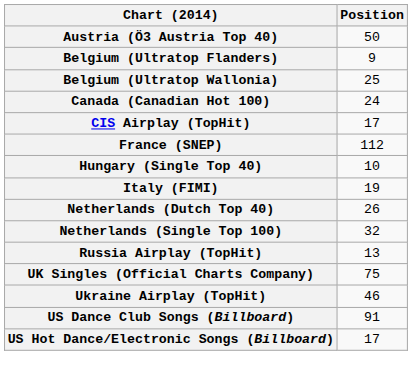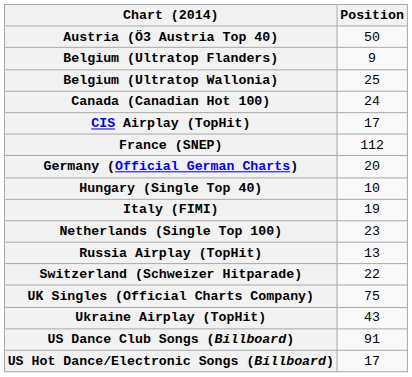+ row: (171, 167)
- row: (171, 210)
(372, 231) 32 -> (372, 231) 23
+ row: (171, 275)
(372, 296) 46 -> (372, 318) 43
